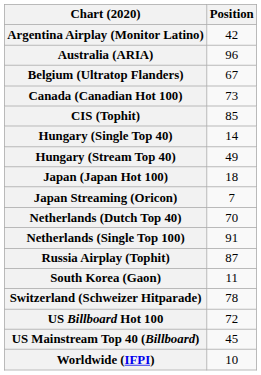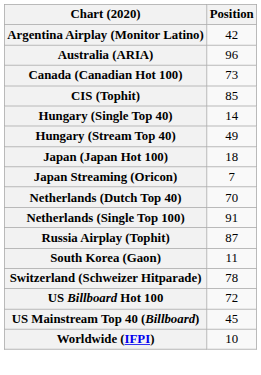- row: (106, 75)
